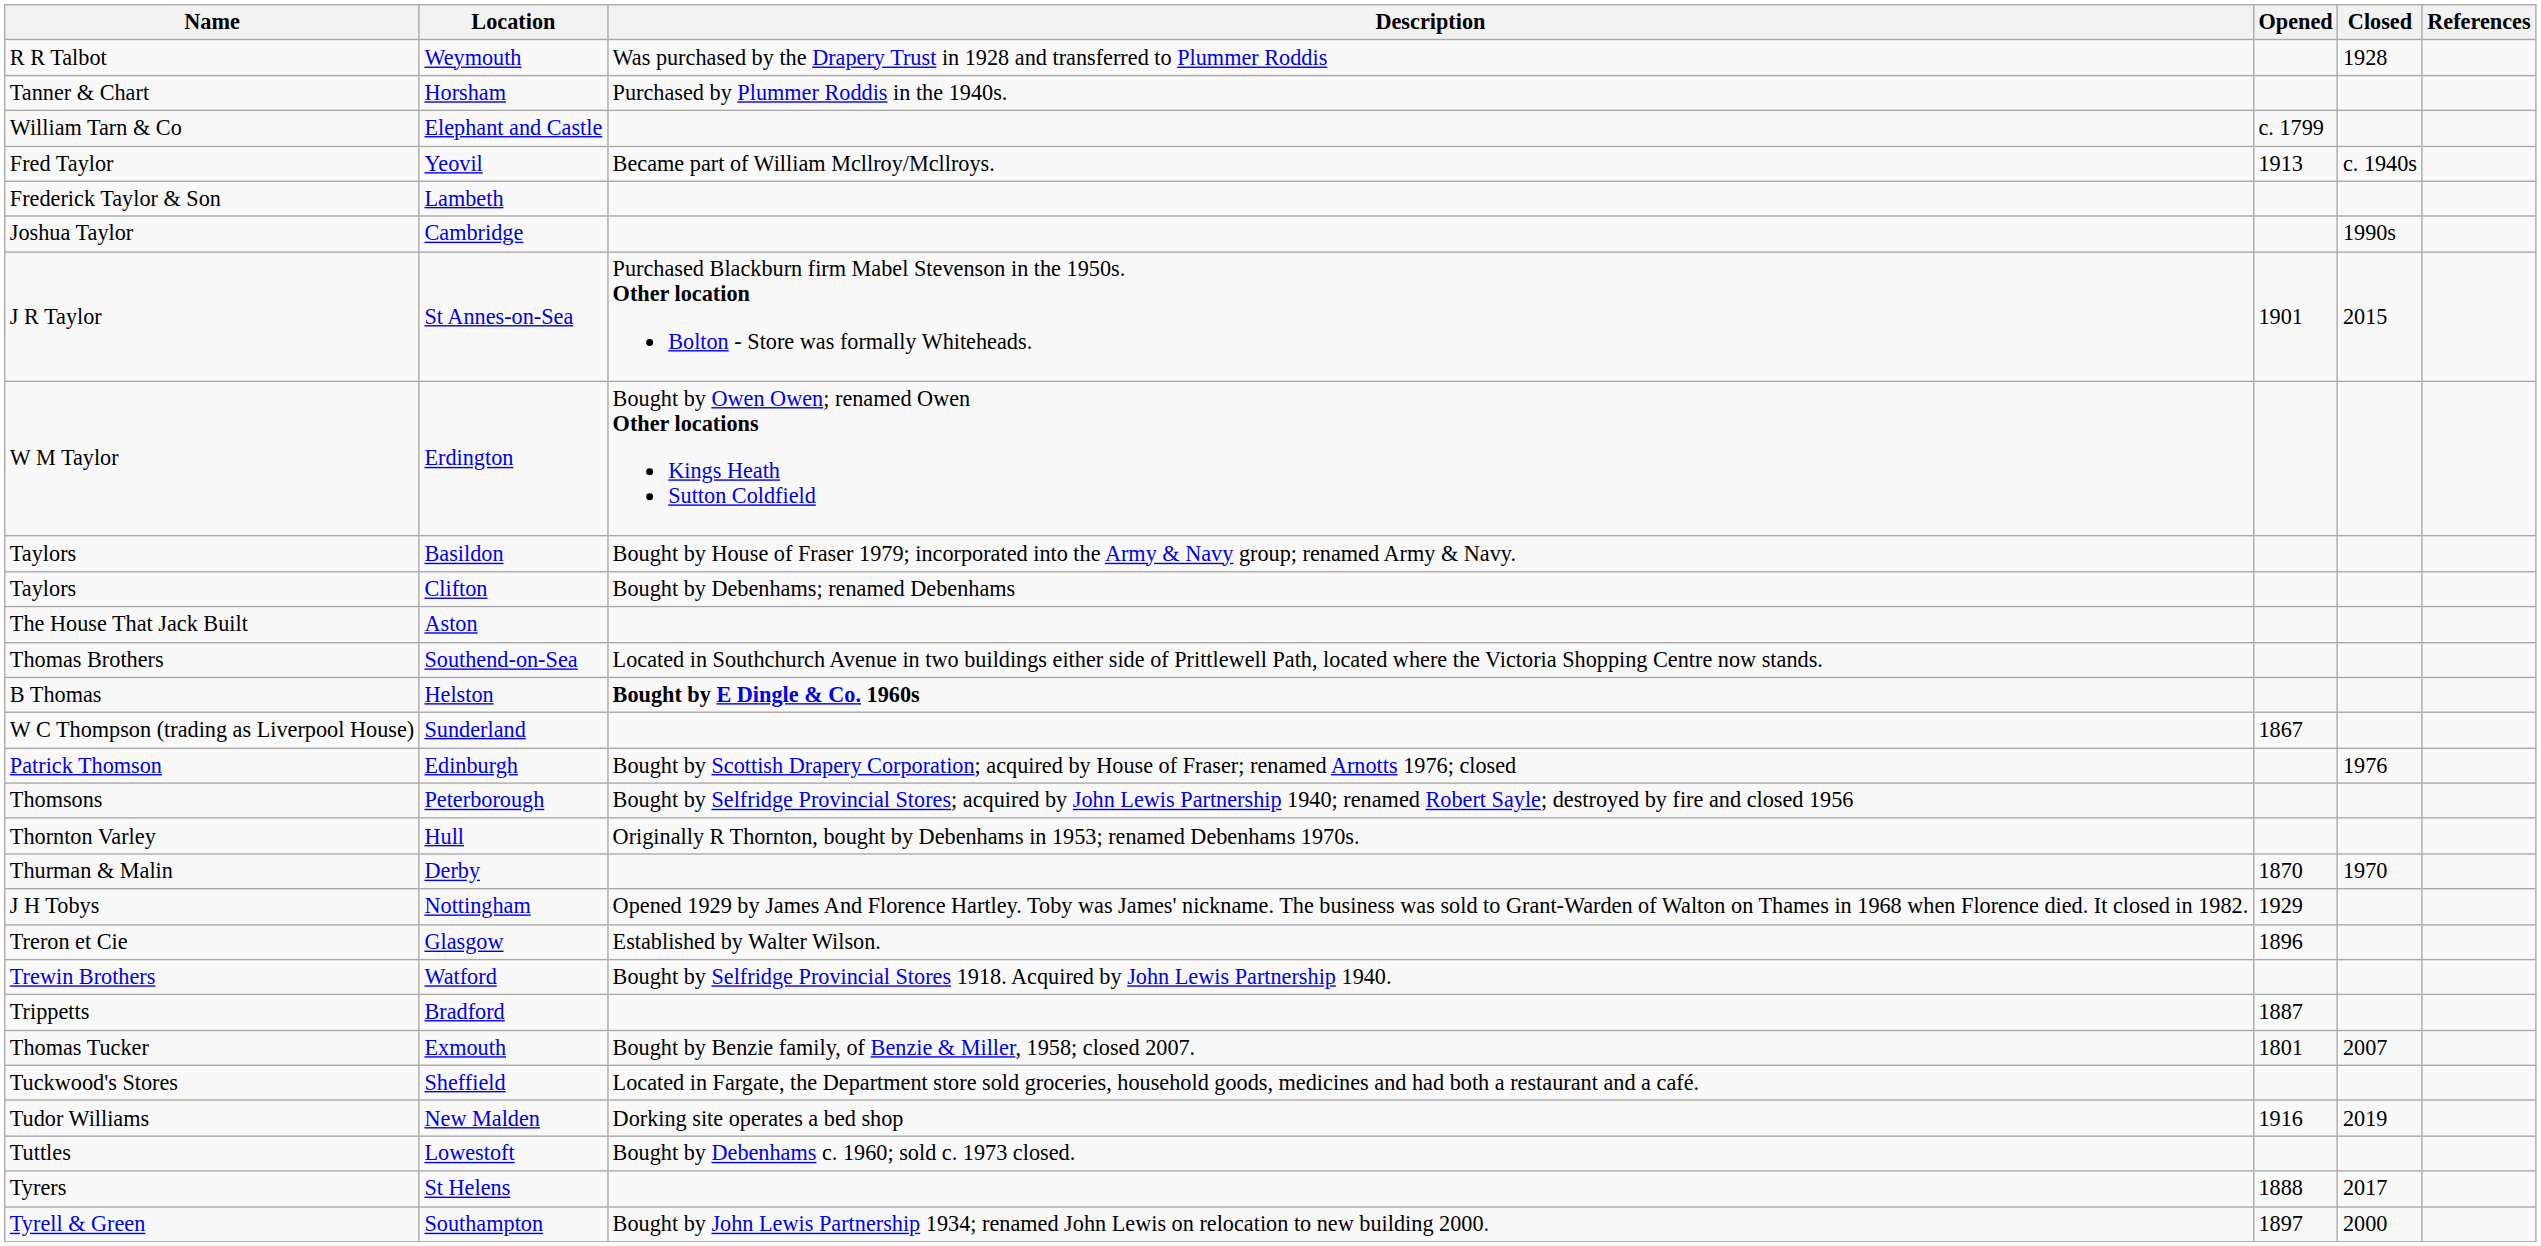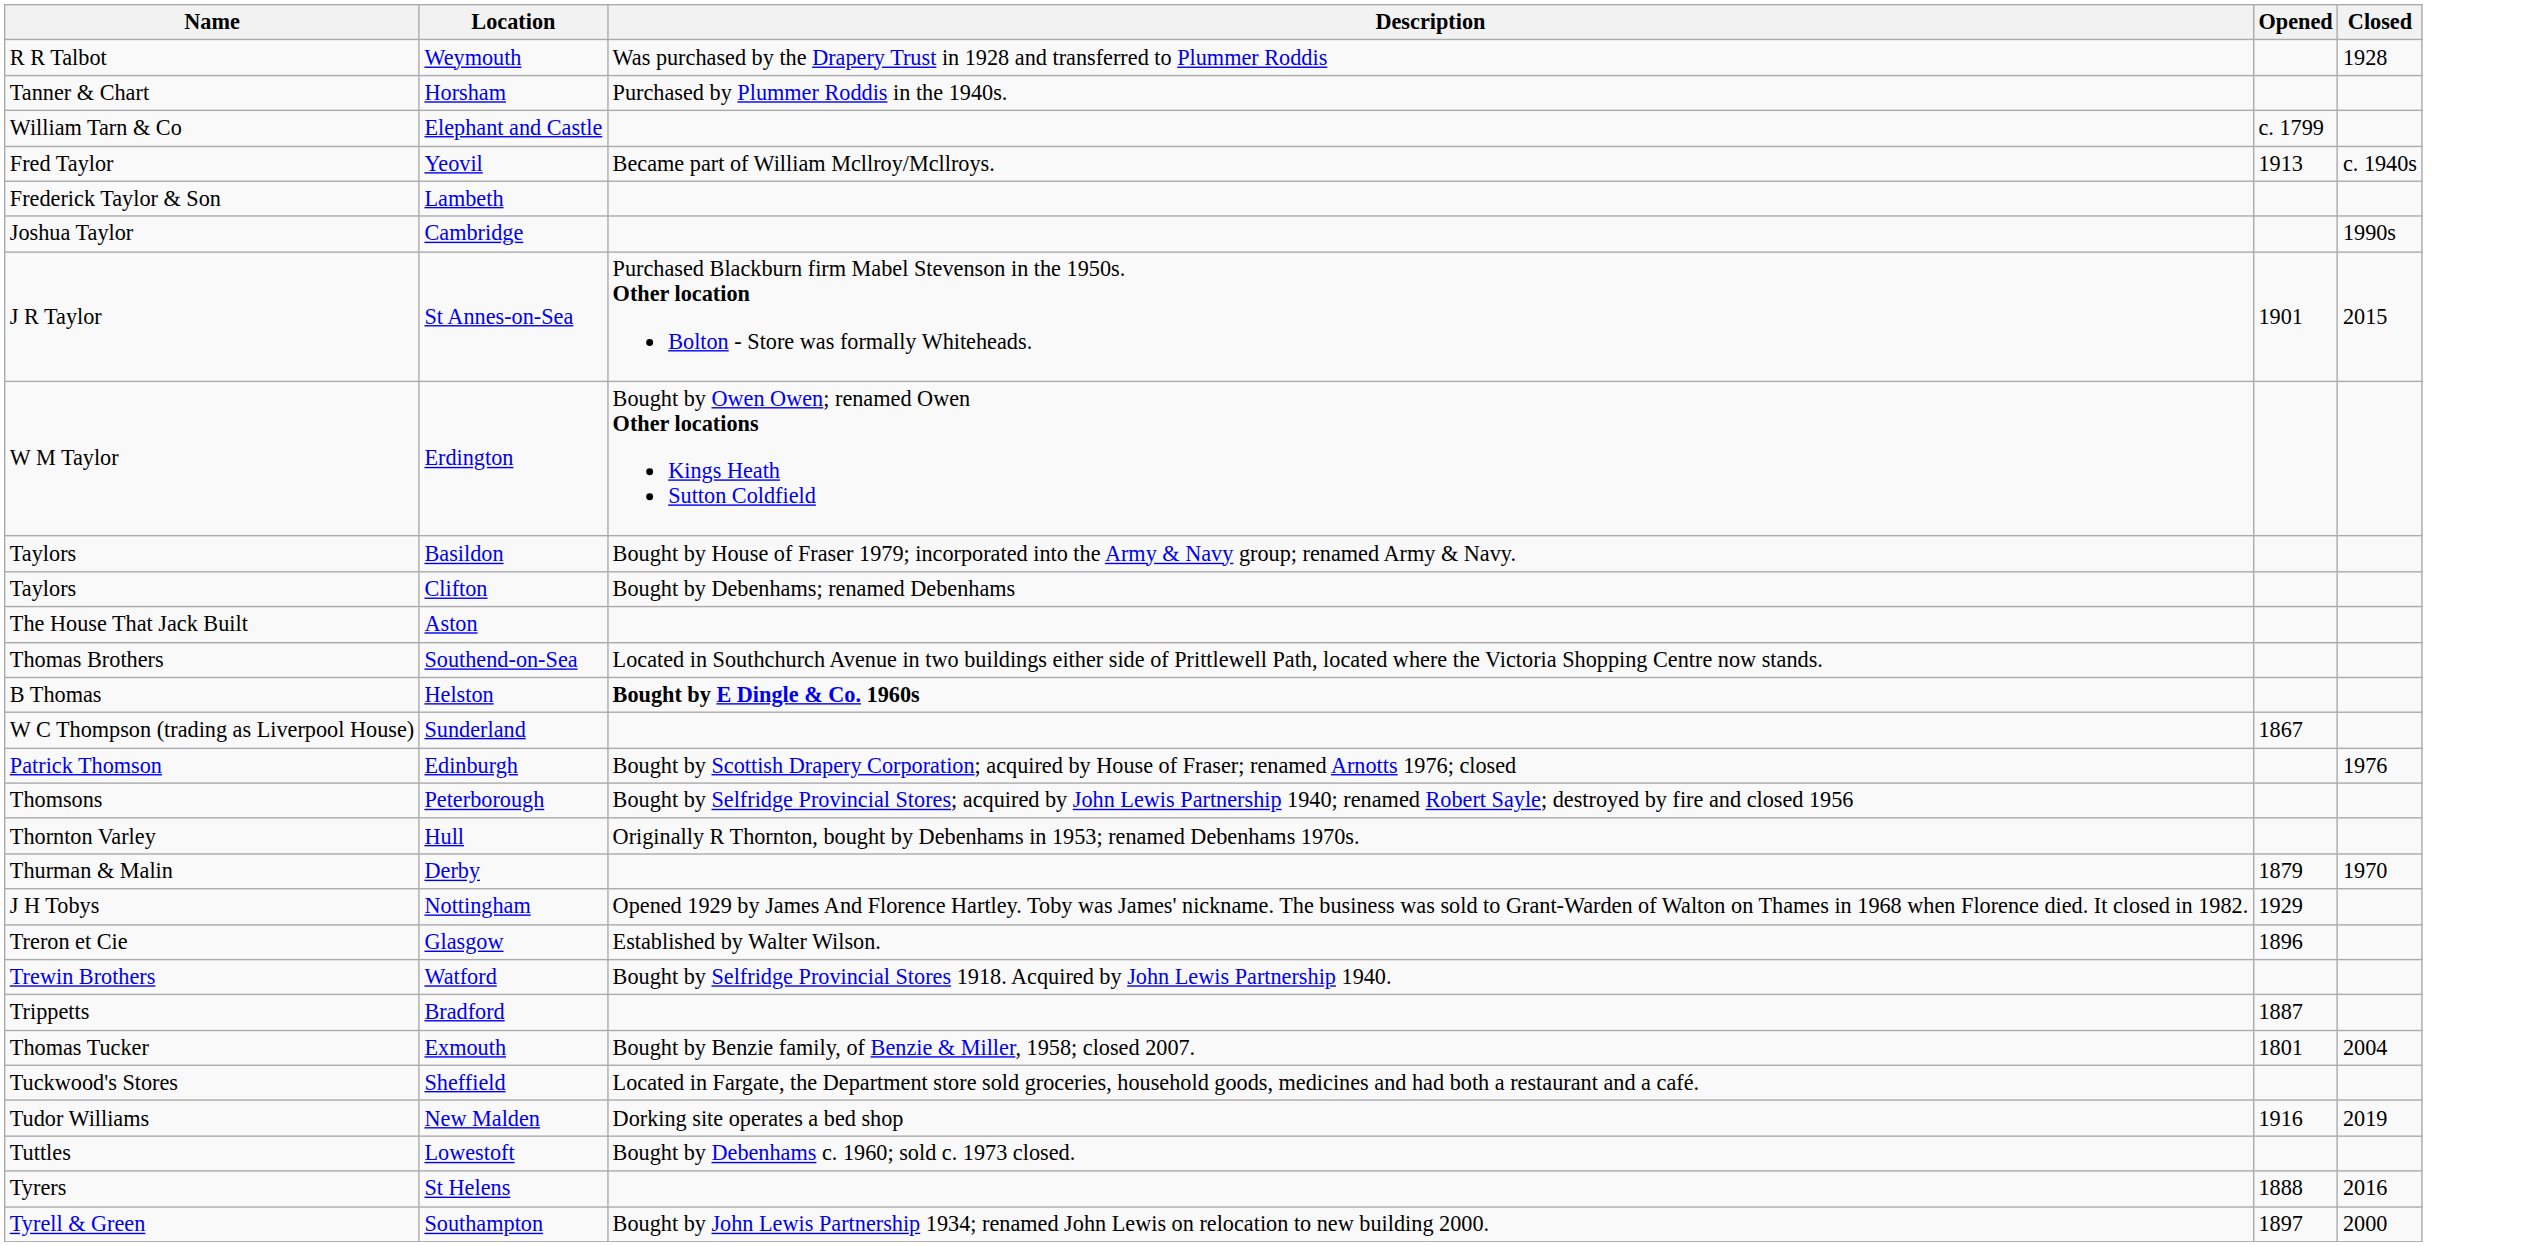- column: (2479, 22)
(2281, 871) 1870 -> (2281, 871) 1879
(2365, 1047) 2007 -> (2365, 1047) 2004
(2365, 1188) 2017 -> (2365, 1188) 2016
